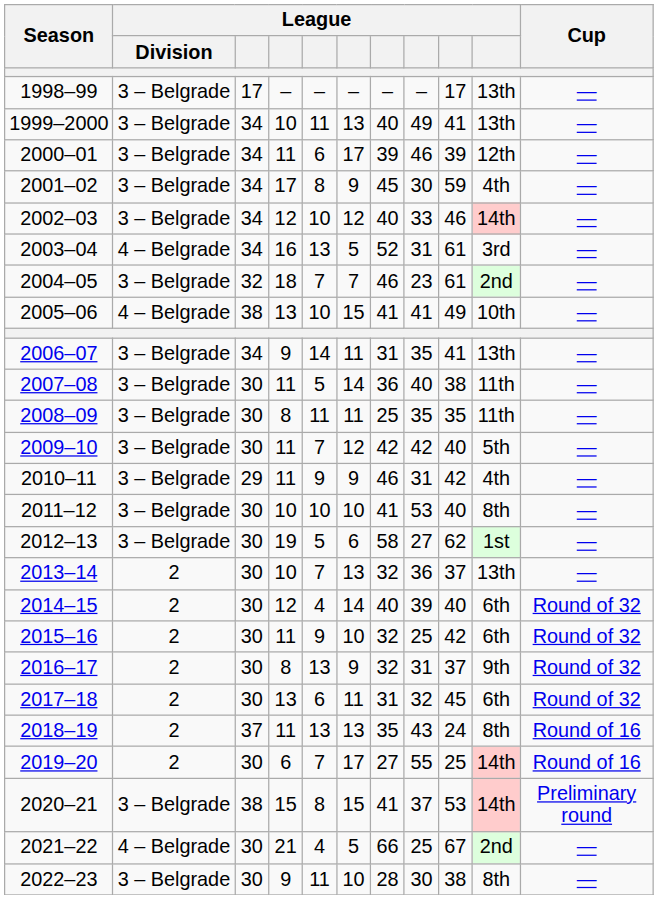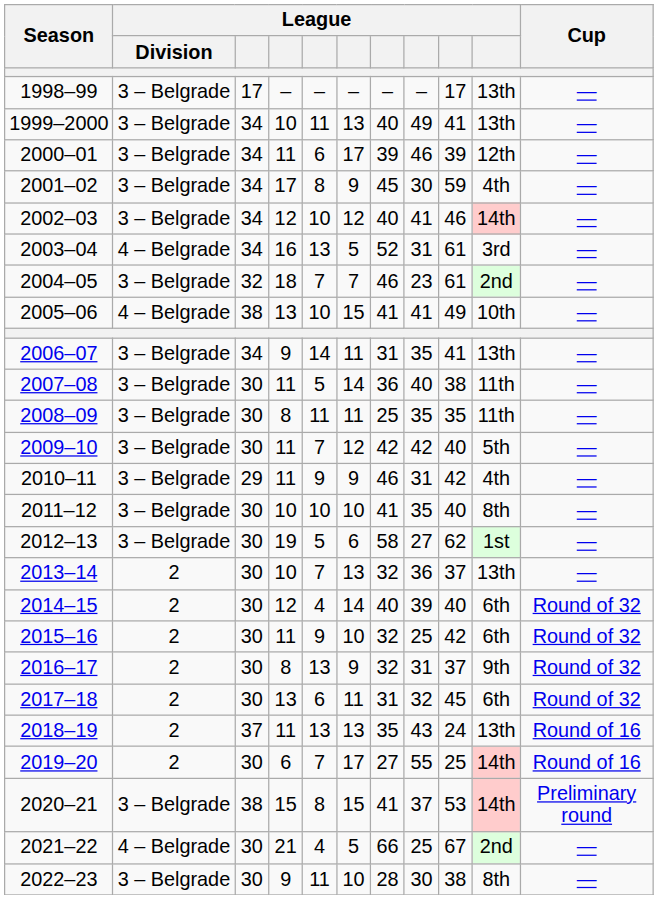(421, 218) 33 -> (421, 218) 41
(421, 510) 53 -> (421, 510) 35
(496, 730) 8th -> (496, 730) 13th
